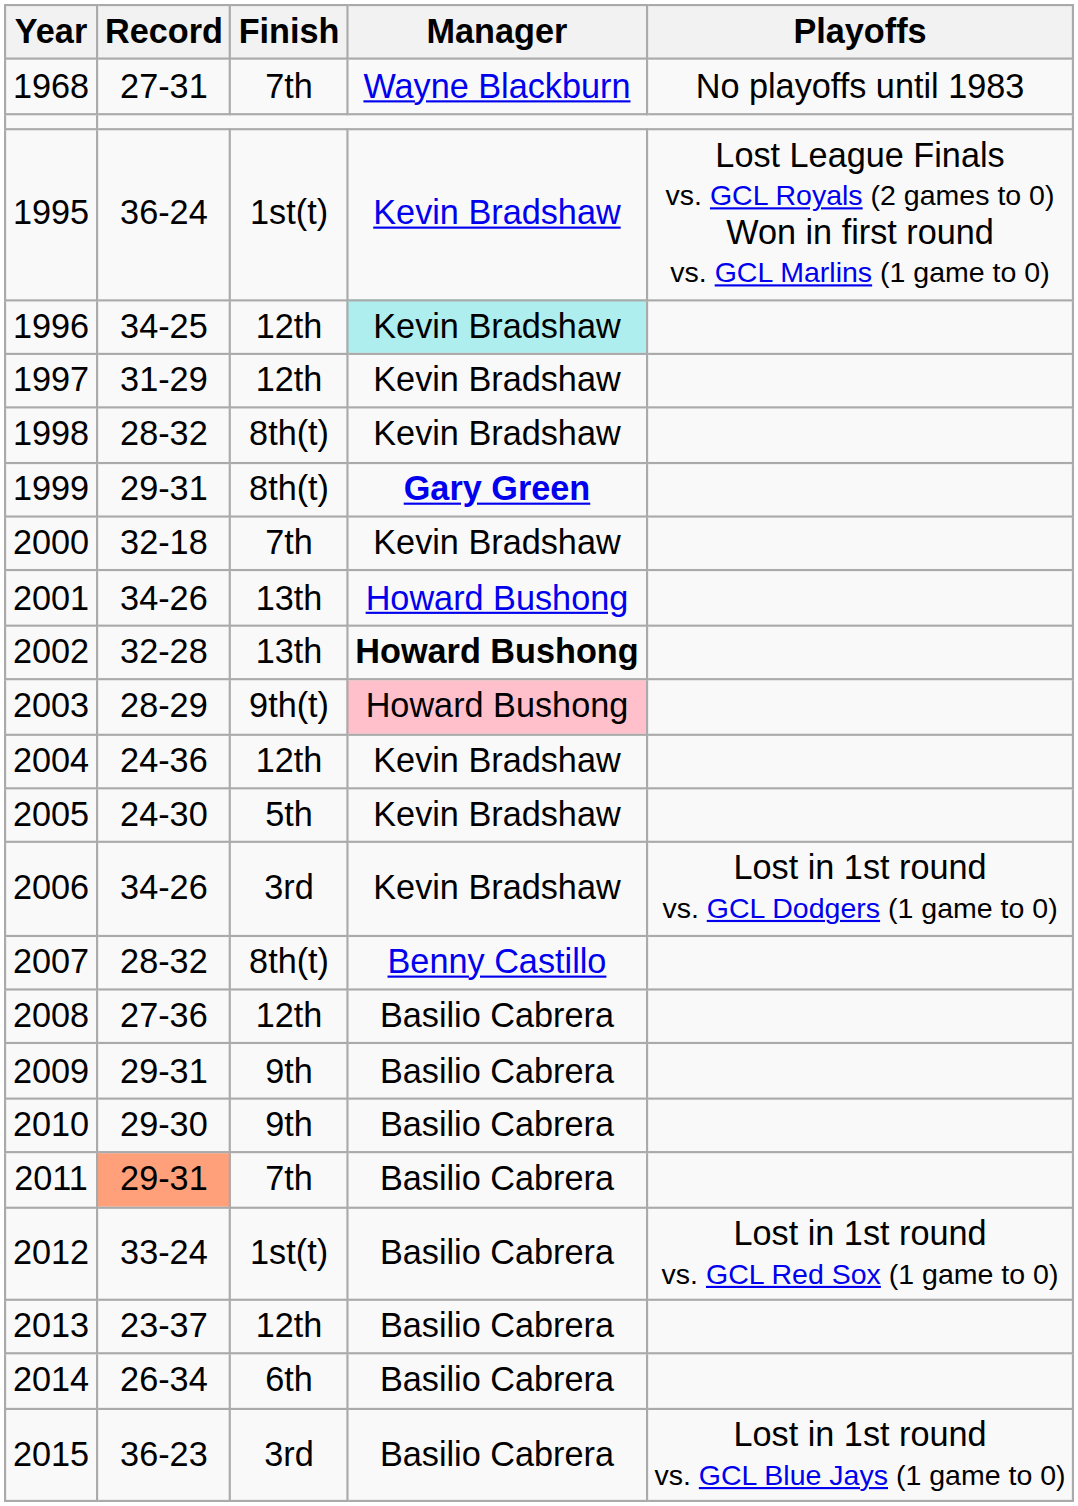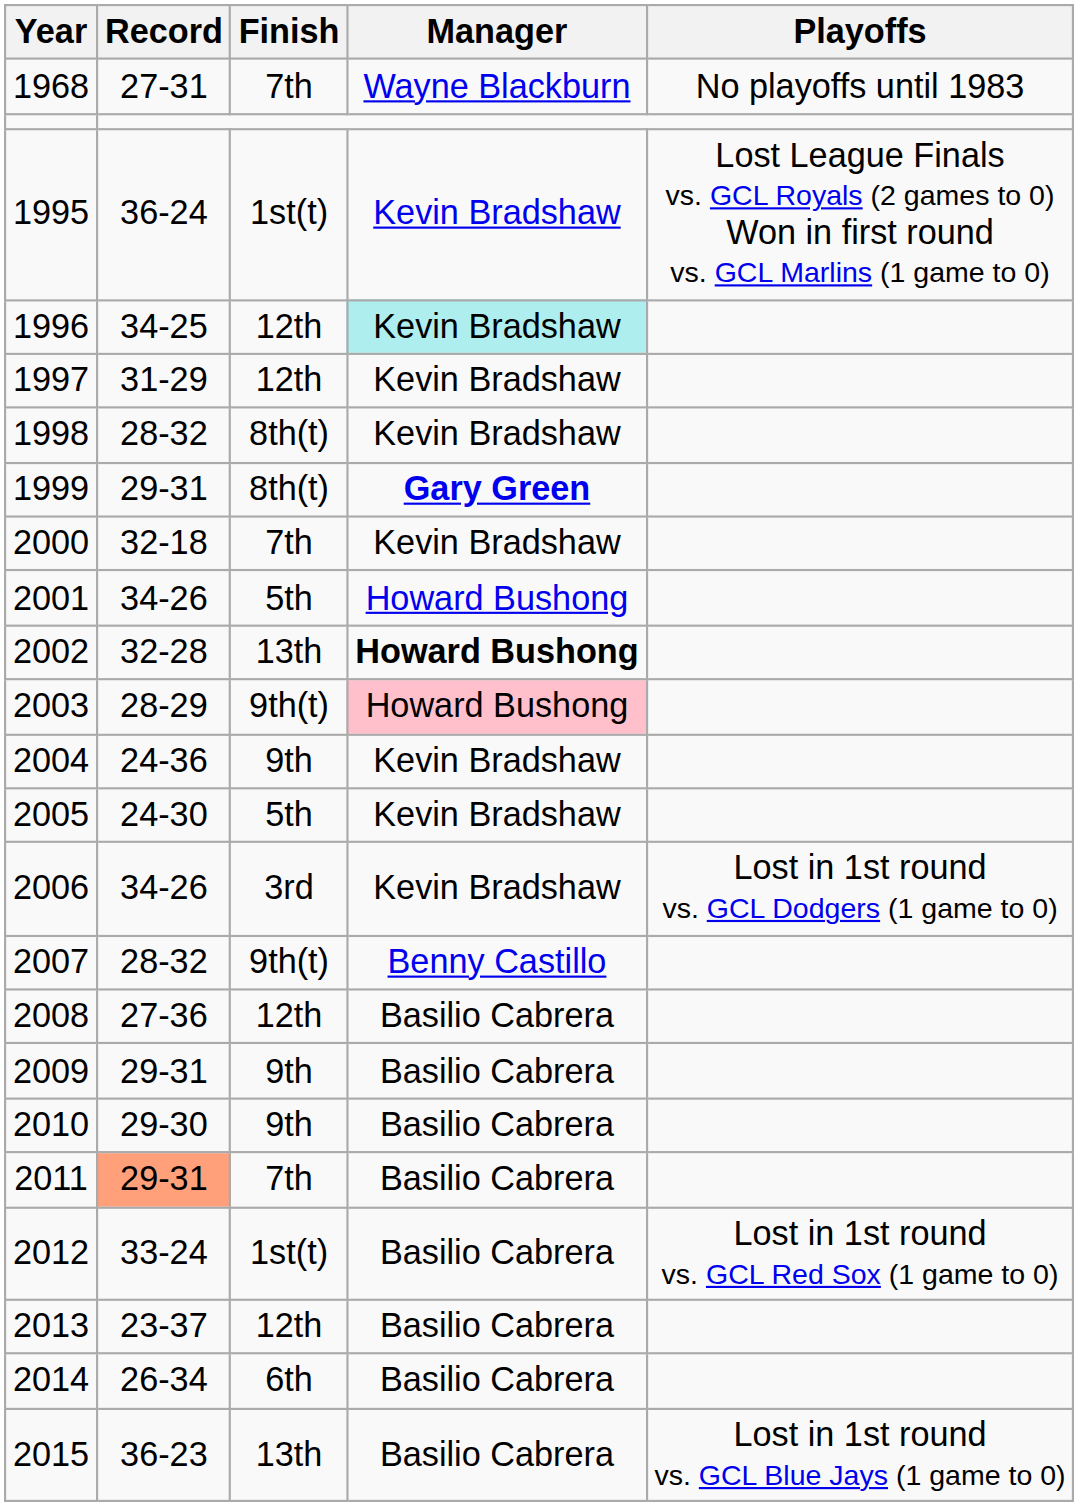(289, 597) 13th -> (289, 597) 5th
(289, 760) 12th -> (289, 760) 9th
(289, 961) 8th(t) -> (289, 961) 9th(t)
(289, 1453) 3rd -> (289, 1453) 13th
